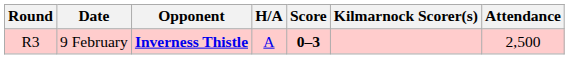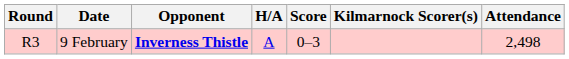(308, 41) bold -> (308, 41) normal
(523, 41) 2,500 -> (523, 41) 2,498
